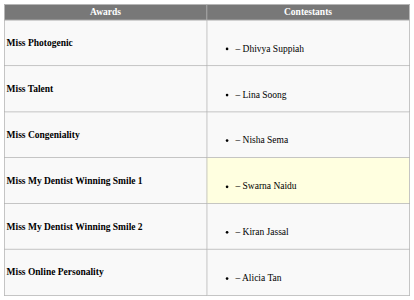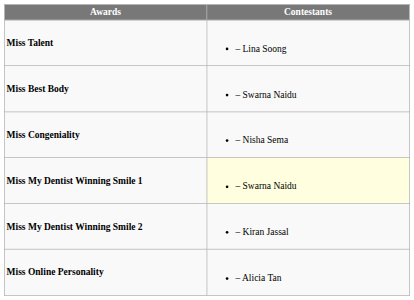- row: (40, 43)
+ row: (38, 89)
